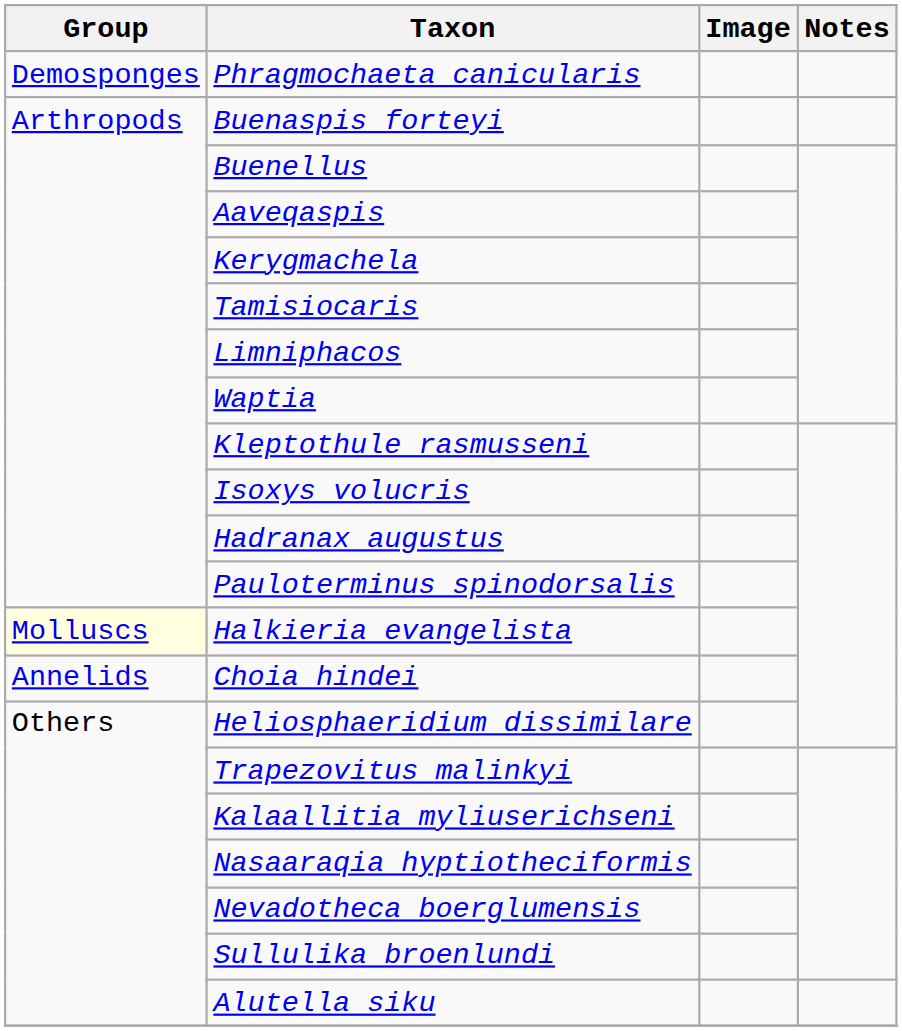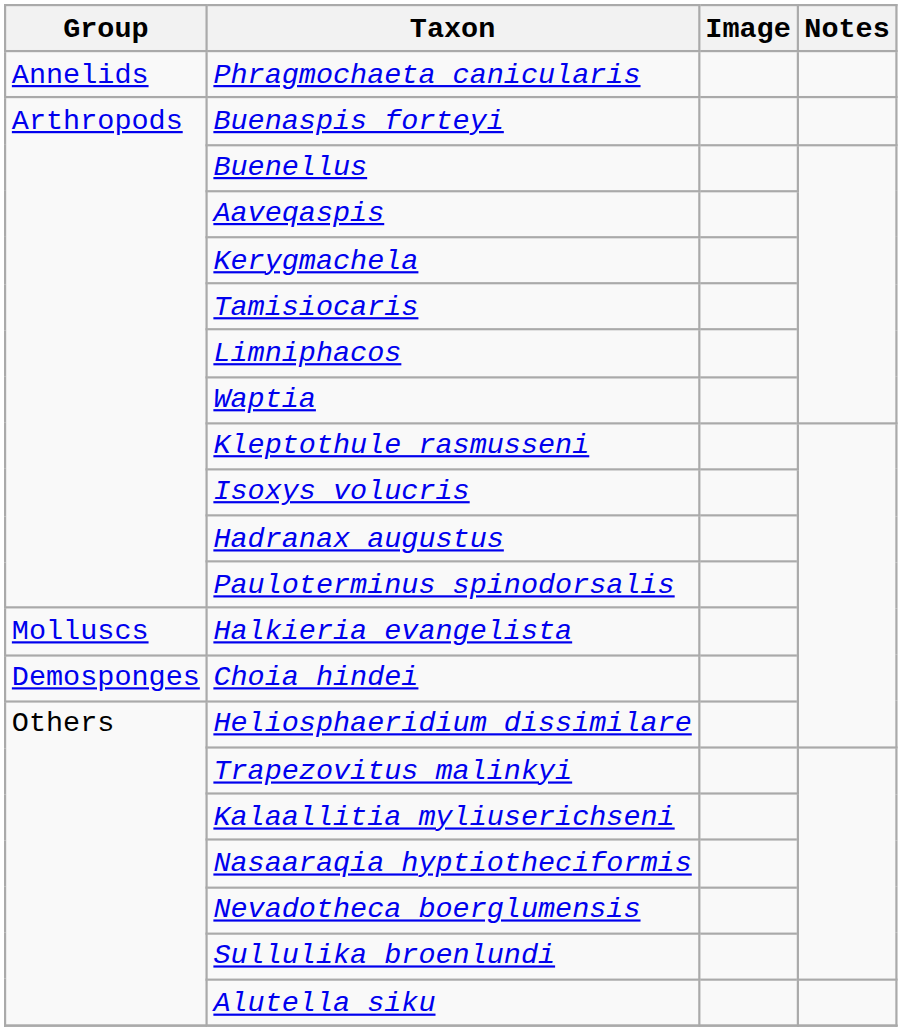(106, 75) Demosponges -> (80, 75) Annelids
(80, 632) lightyellow background -> (80, 632) no background
(80, 678) Annelids -> (106, 678) Demosponges
